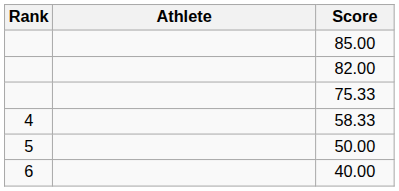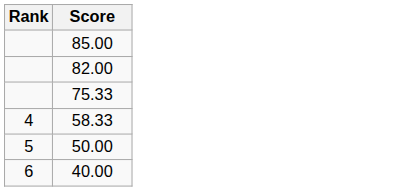- column: (184, 17)
